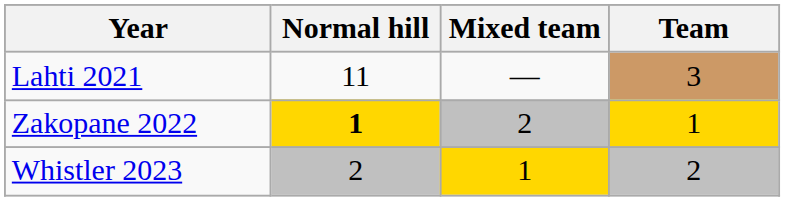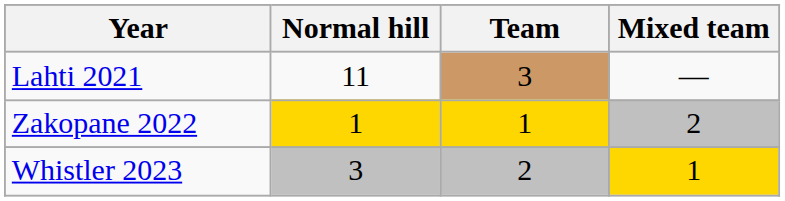columns swapped: (694, 28) <-> (525, 28)
(356, 123) bold -> (356, 123) normal
(356, 170) 2 -> (356, 170) 3
